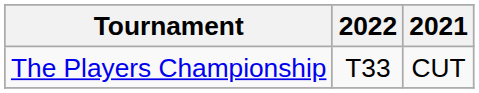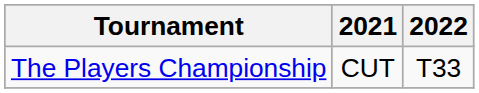columns swapped: (439, 26) <-> (368, 26)
